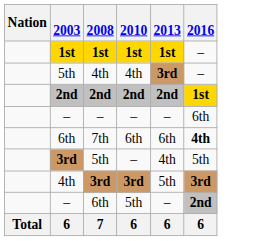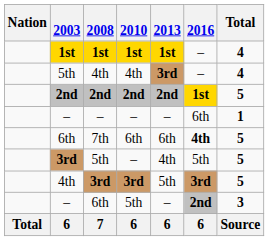+ column: (240, 22)
